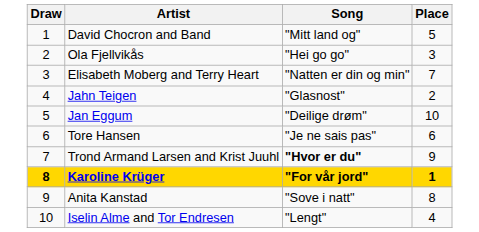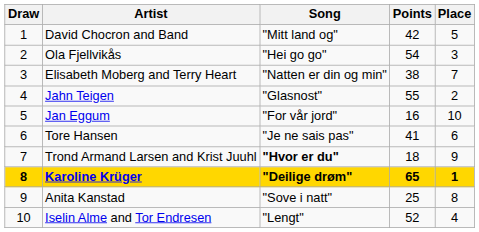+ column: (412, 14)
(326, 116) "Deilige drøm" -> (300, 116) "For vår jord"
(327, 177) "For vår jord" -> (307, 177) "Deilige drøm"
